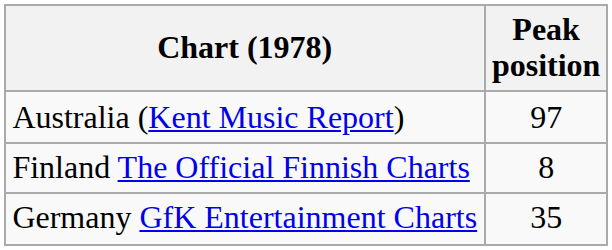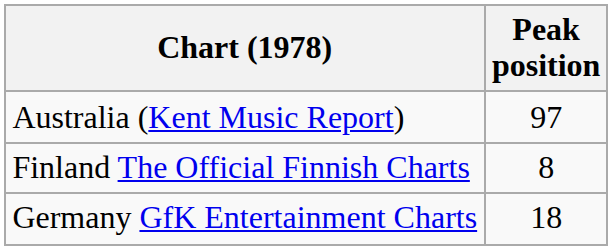(546, 218) 35 -> (546, 218) 18
